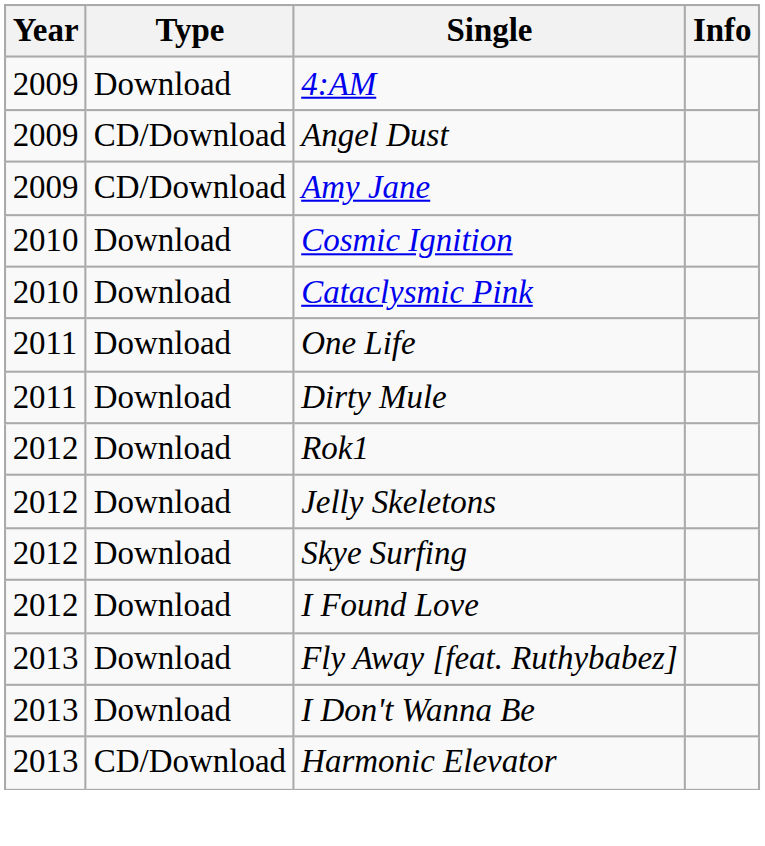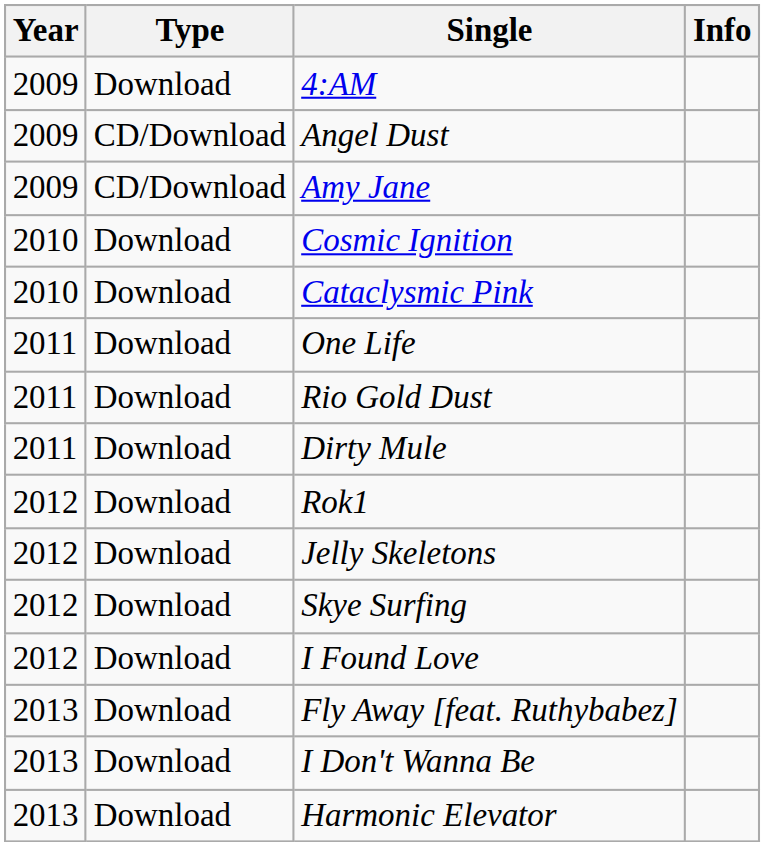+ row: (396, 396)
(190, 762) CD/Download -> (162, 814) Download
